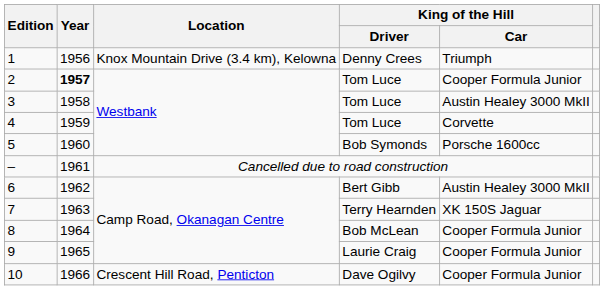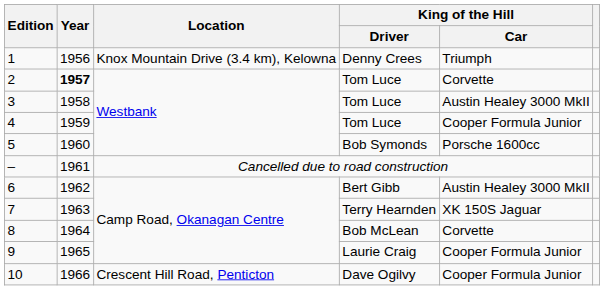(512, 79) Cooper Formula Junior -> (468, 79) Corvette
(468, 123) Corvette -> (512, 123) Cooper Formula Junior
(512, 230) Cooper Formula Junior -> (468, 230) Corvette
